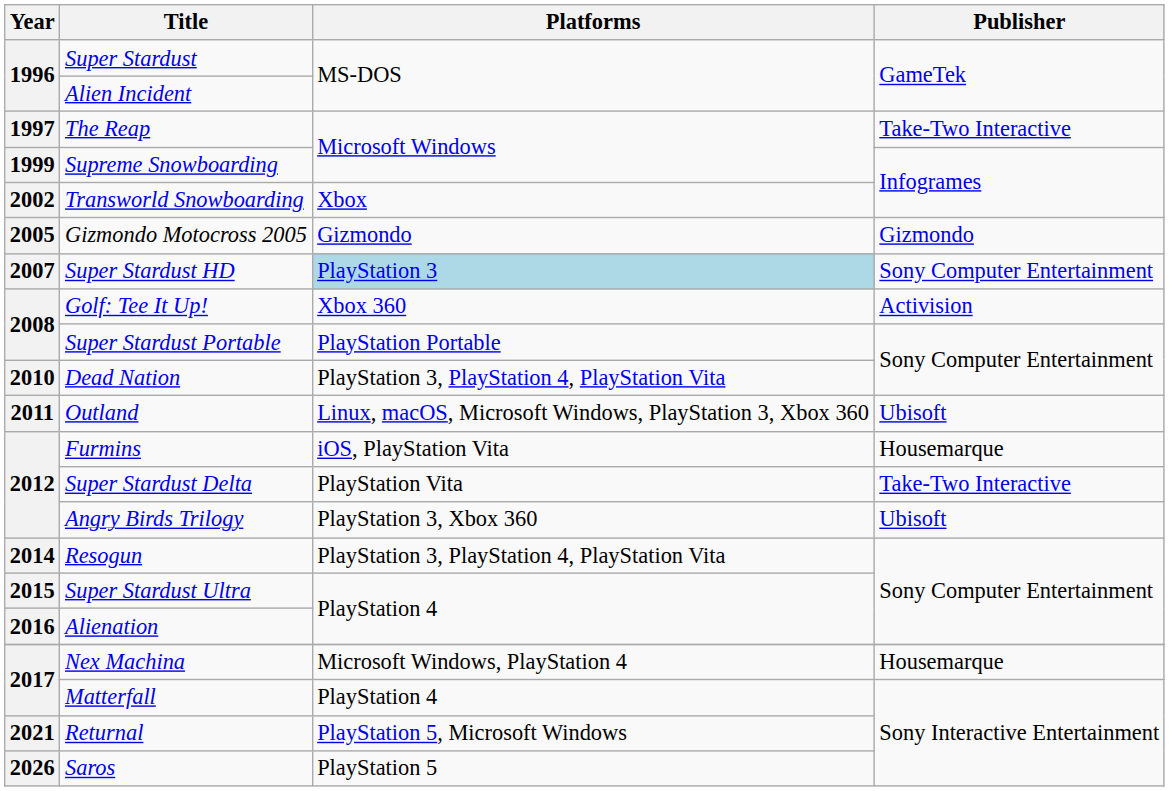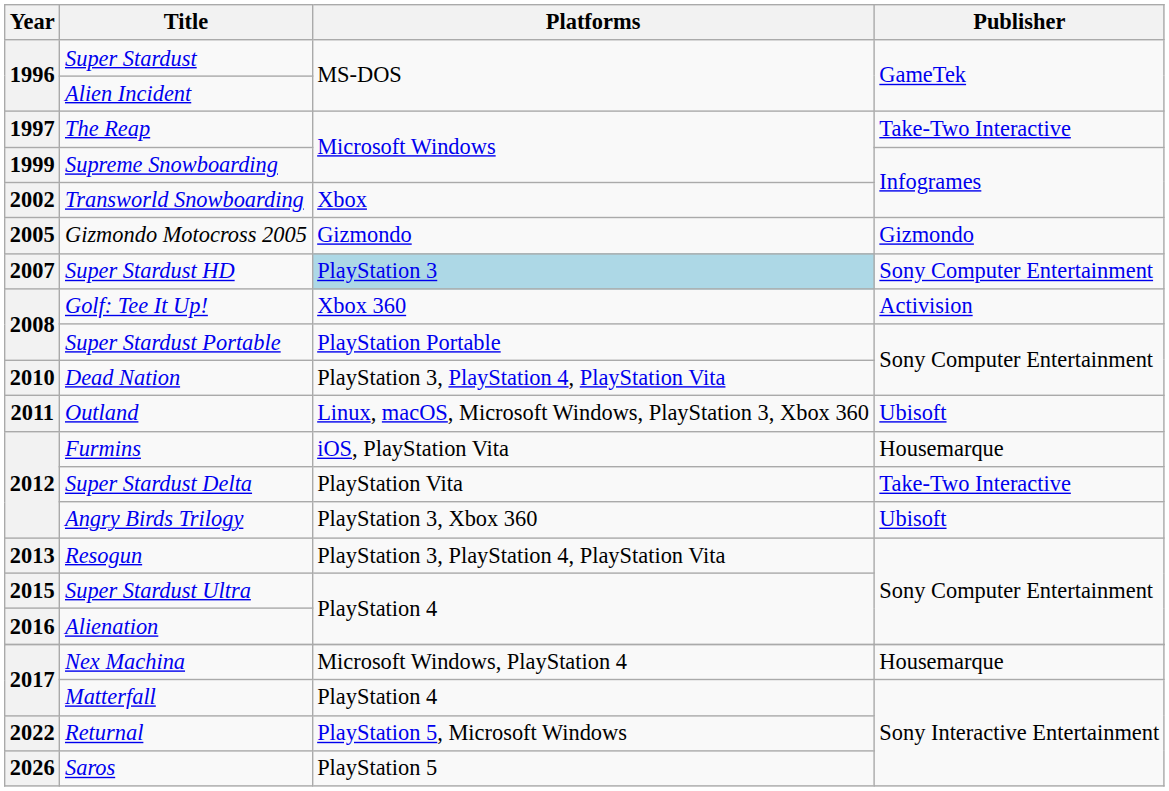(32, 555) 2014 -> (32, 555) 2013
(32, 732) 2021 -> (32, 732) 2022
